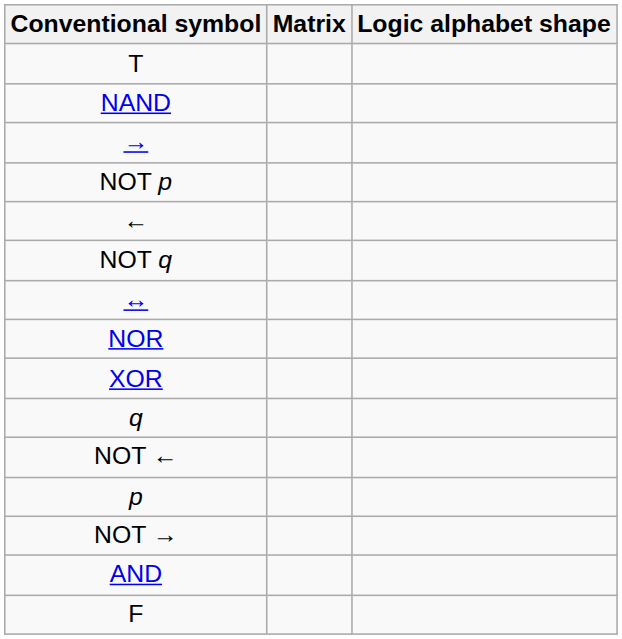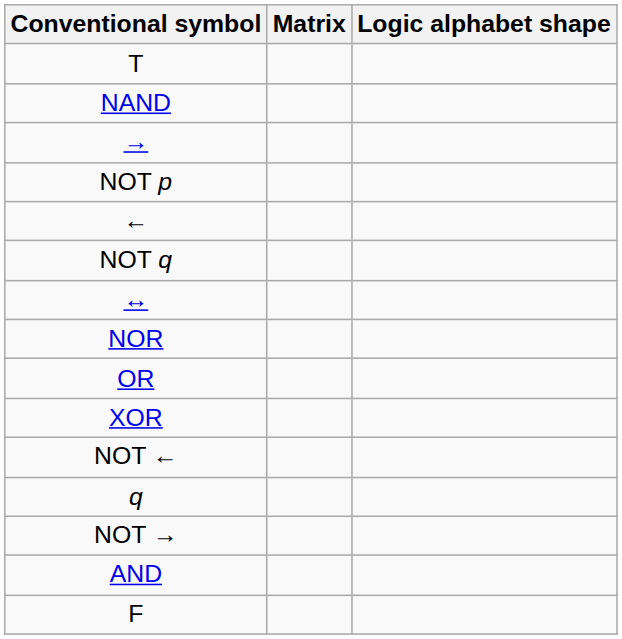+ row: (136, 378)
rows swapped: (136, 417) <-> (136, 456)
- row: (136, 496)
